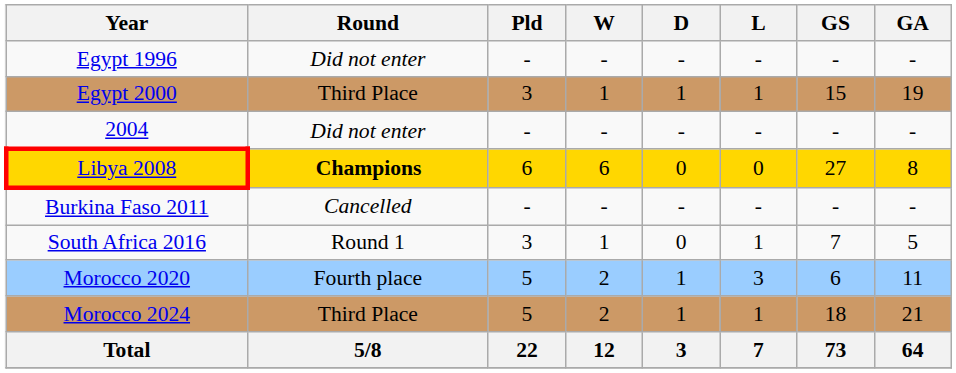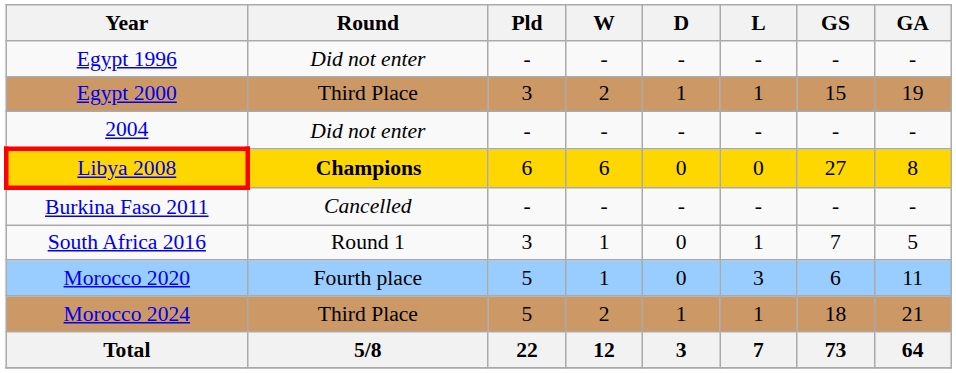(604, 93) 1 -> (604, 93) 2
(604, 278) 2 -> (604, 278) 1
(681, 278) 1 -> (681, 278) 0
